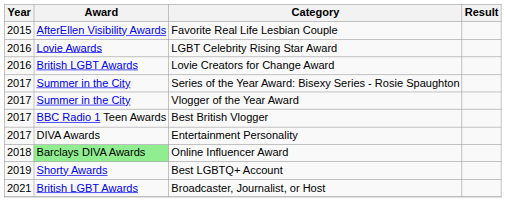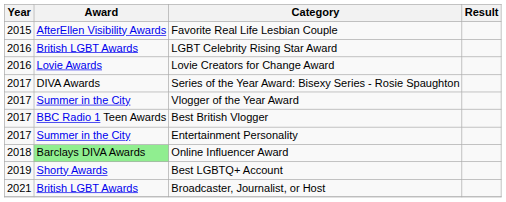(69, 48) Lovie Awards -> (87, 48) British LGBT Awards
(87, 65) British LGBT Awards -> (69, 65) Lovie Awards
(83, 83) Summer in the City -> (68, 83) DIVA Awards
(68, 135) DIVA Awards -> (83, 135) Summer in the City
